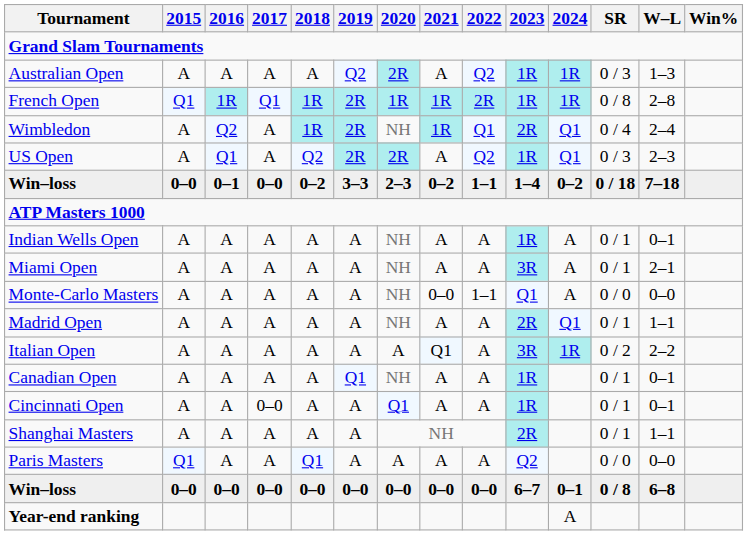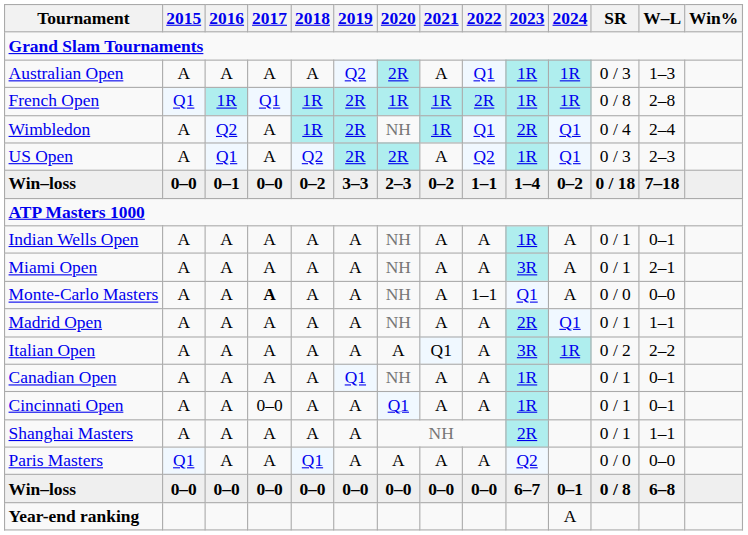(484, 73) Q2 -> (484, 73) Q1
(270, 294) normal -> (270, 294) bold
(441, 294) 0–0 -> (441, 294) A
